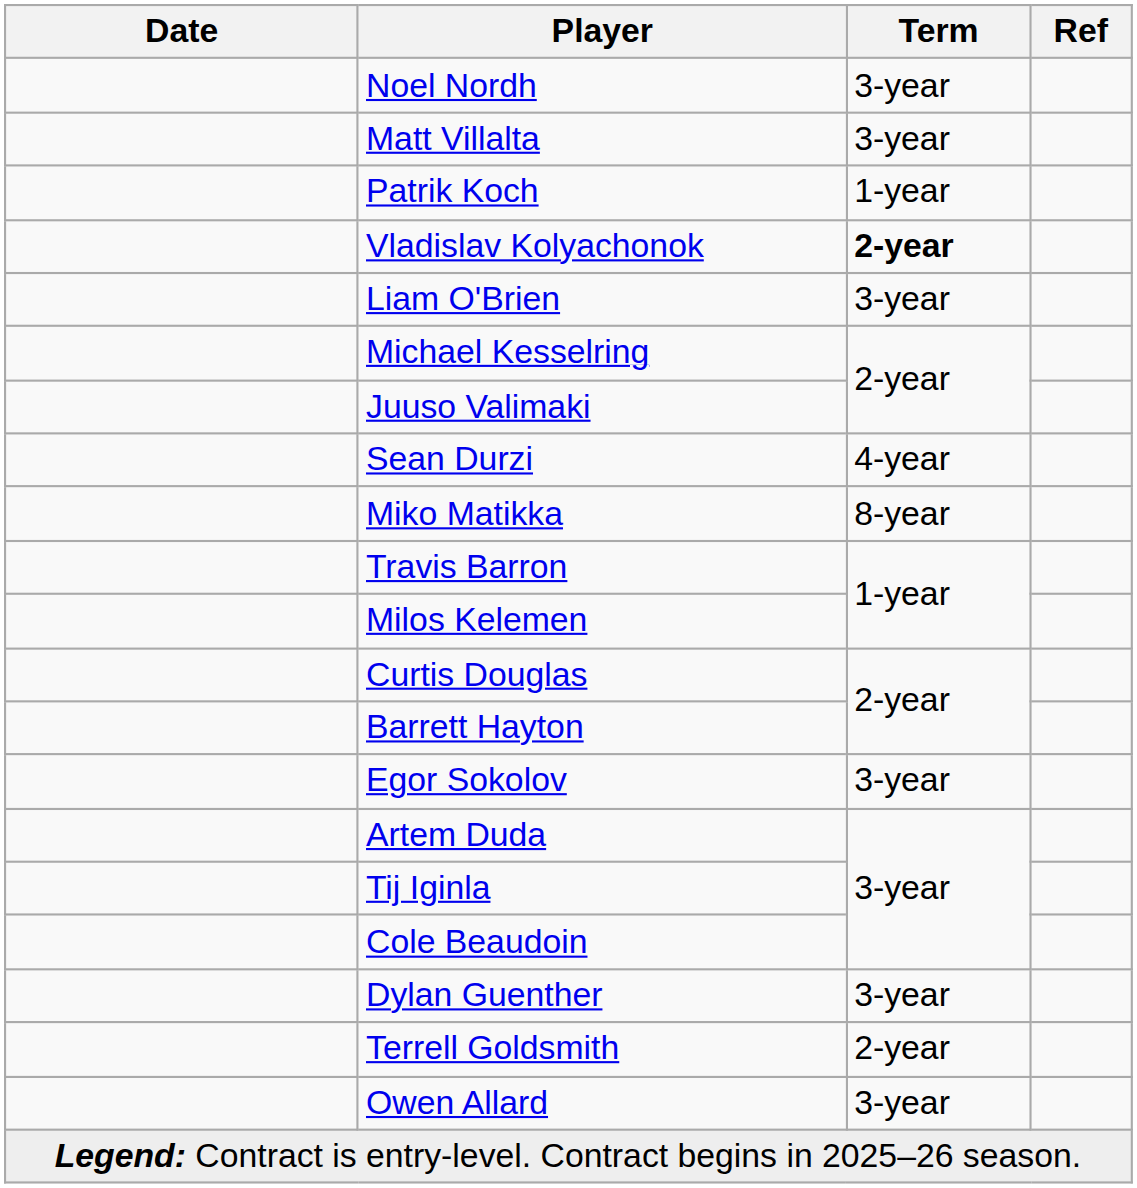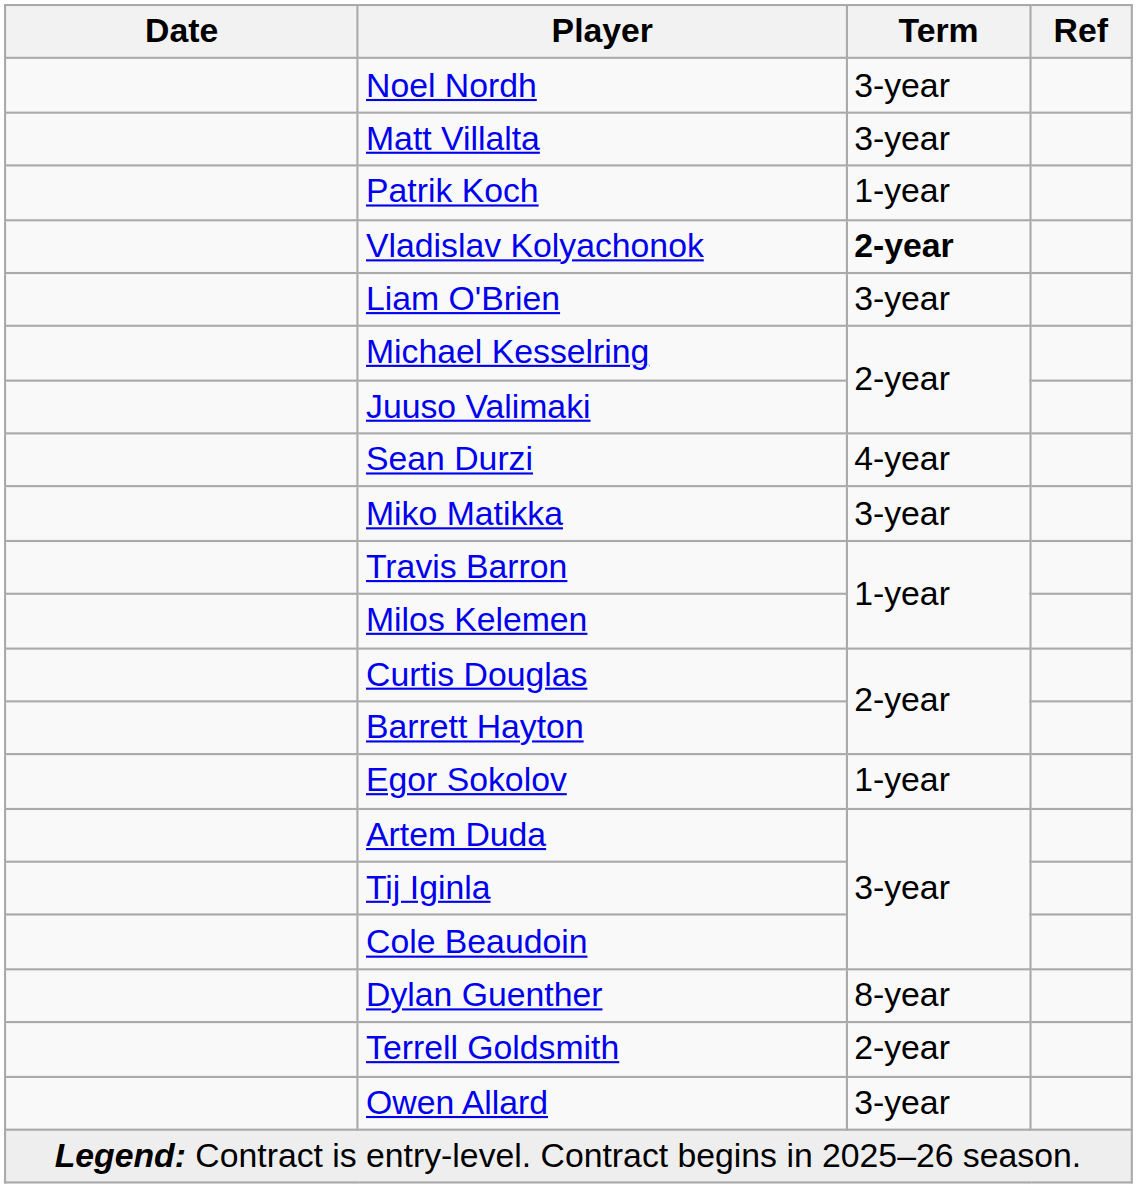(902, 513) 8-year -> (902, 513) 3-year
(902, 780) 3-year -> (902, 780) 1-year
(902, 995) 3-year -> (902, 995) 8-year
